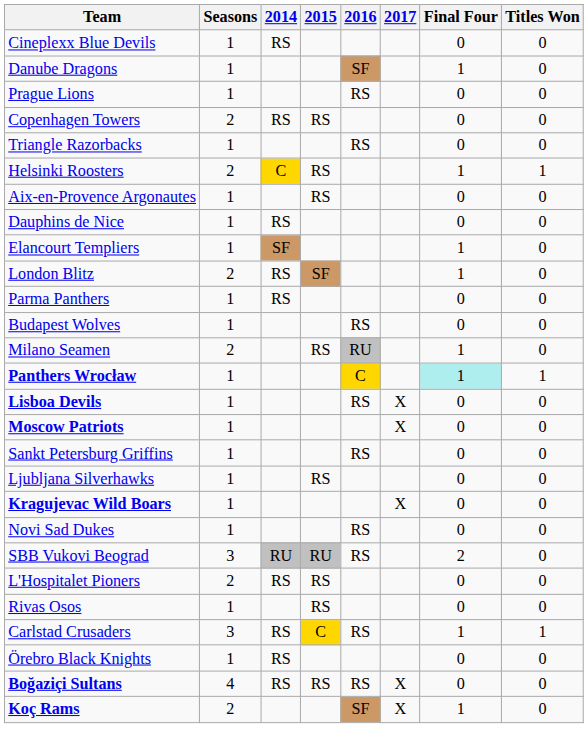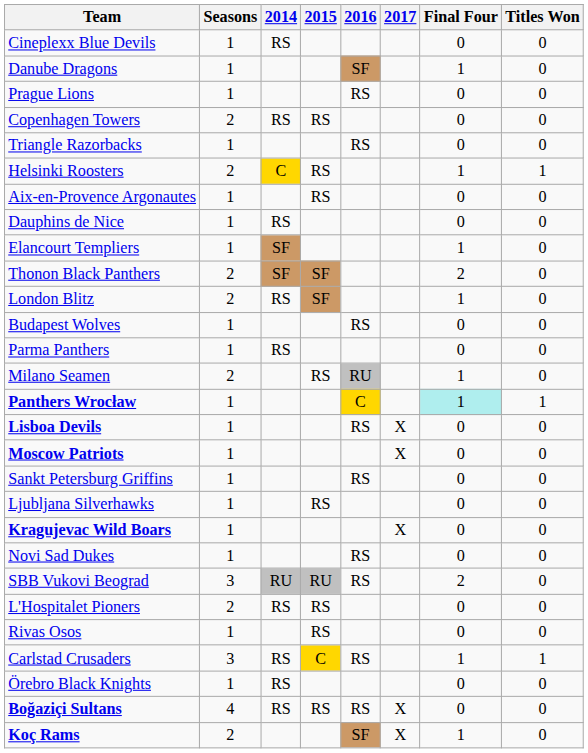+ row: (84, 273)
rows swapped: (64, 324) <-> (59, 299)
